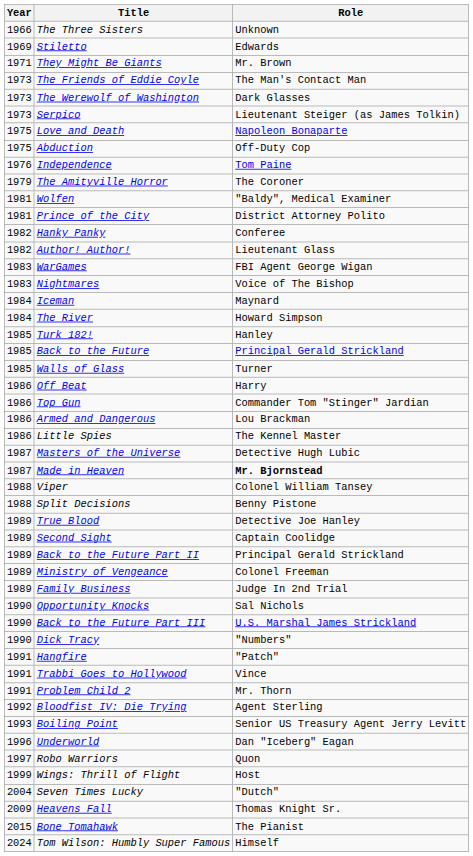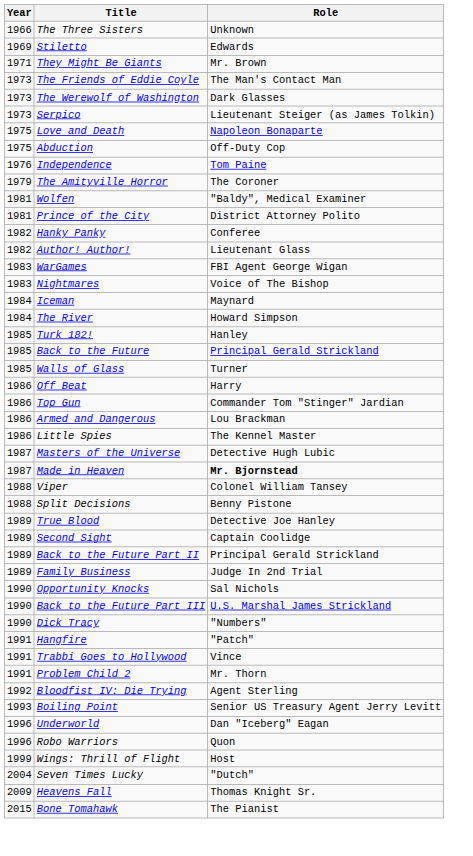- row: (102, 572)
(19, 759) 1997 -> (19, 742) 1996
- row: (134, 843)
